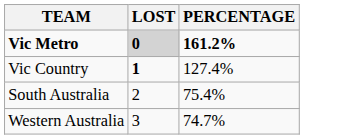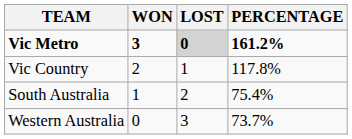+ column: (152, 17)
(136, 69) bold -> (184, 69) normal
(208, 69) 127.4% -> (256, 69) 117.8%
(204, 120) 74.7% -> (252, 120) 73.7%
